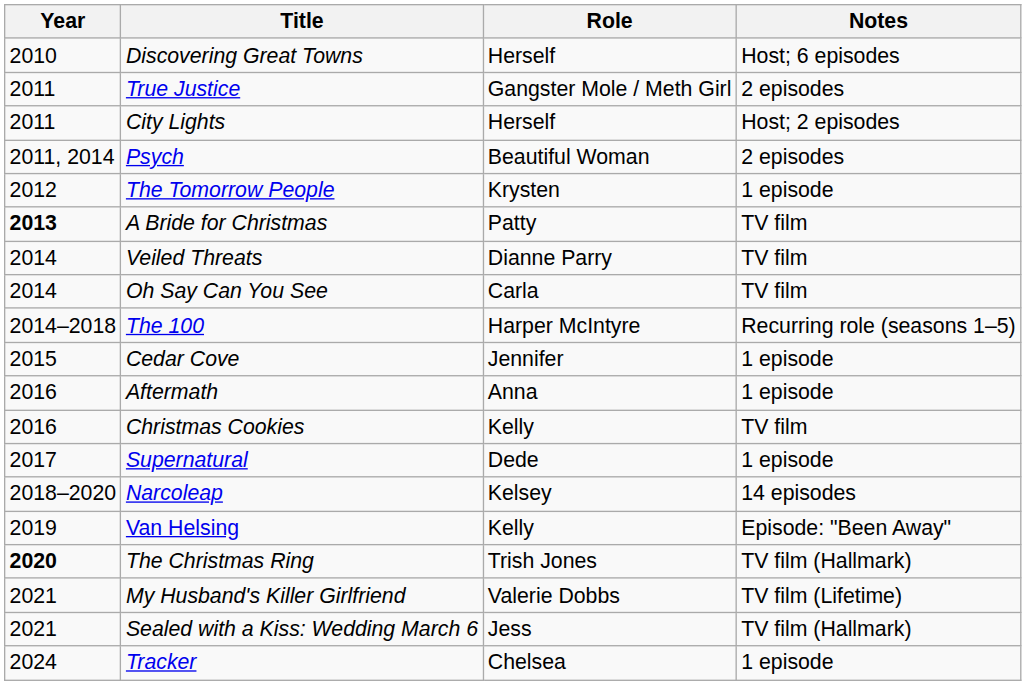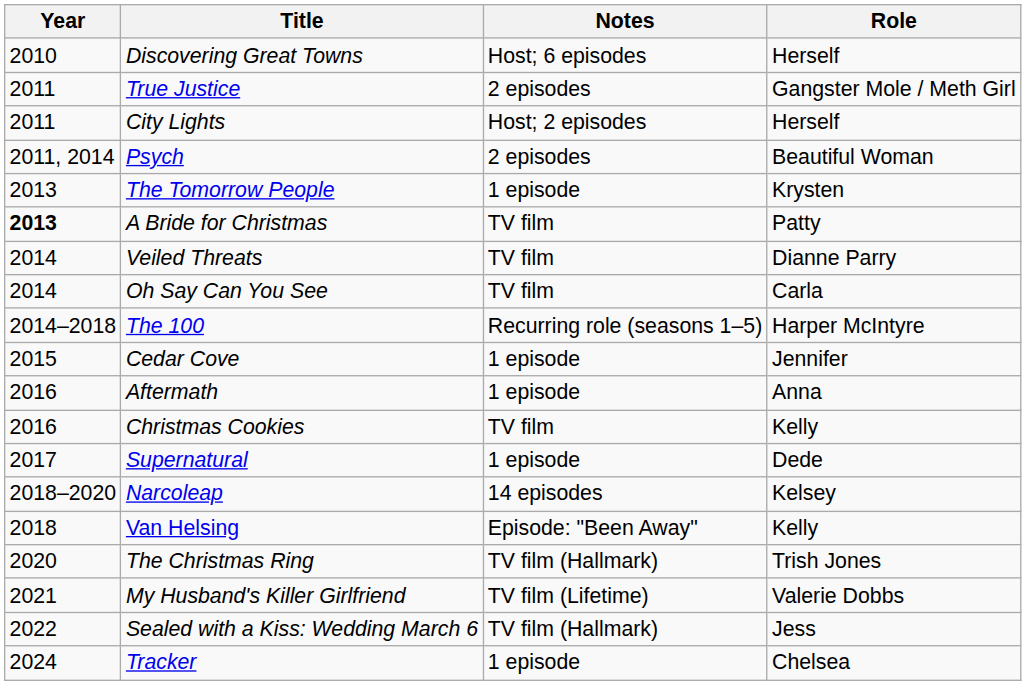columns swapped: (610, 21) <-> (878, 21)
(33, 190) 2012 -> (33, 190) 2013
(33, 527) 2019 -> (33, 527) 2018
(33, 561) bold -> (33, 561) normal
(33, 628) 2021 -> (33, 628) 2022
